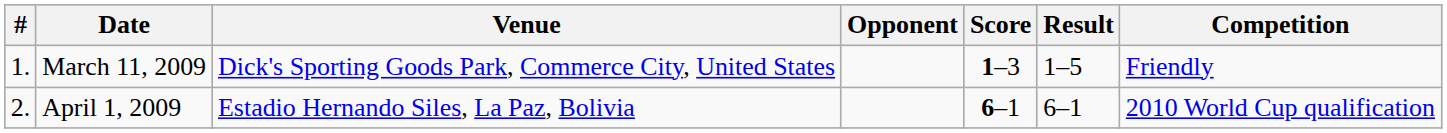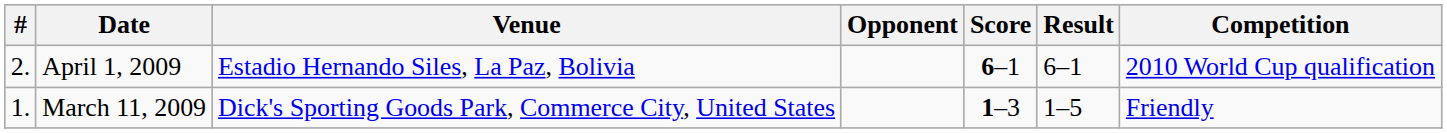rows swapped: (124, 66) <-> (112, 107)
